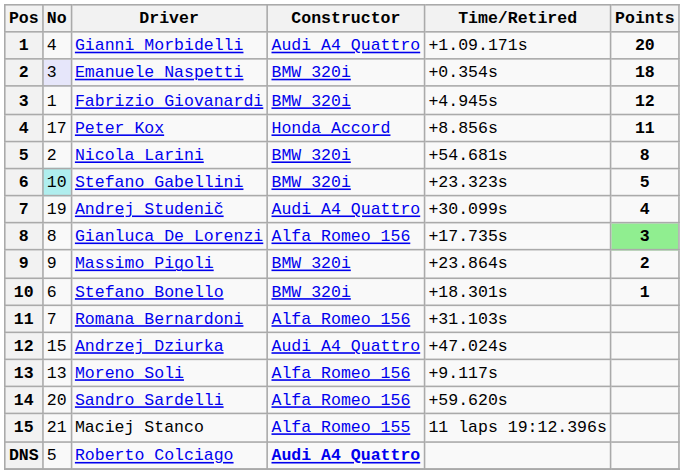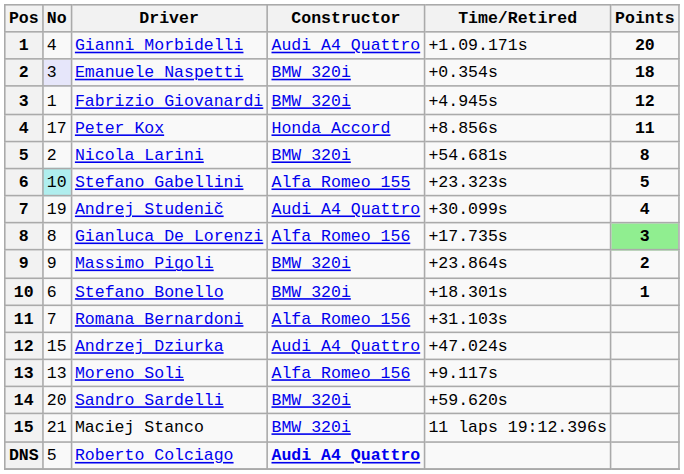(311, 182) BMW 320i -> (341, 182) Alfa Romeo 155
(341, 401) Alfa Romeo 156 -> (311, 401) BMW 320i
(341, 428) Alfa Romeo 155 -> (311, 428) BMW 320i
